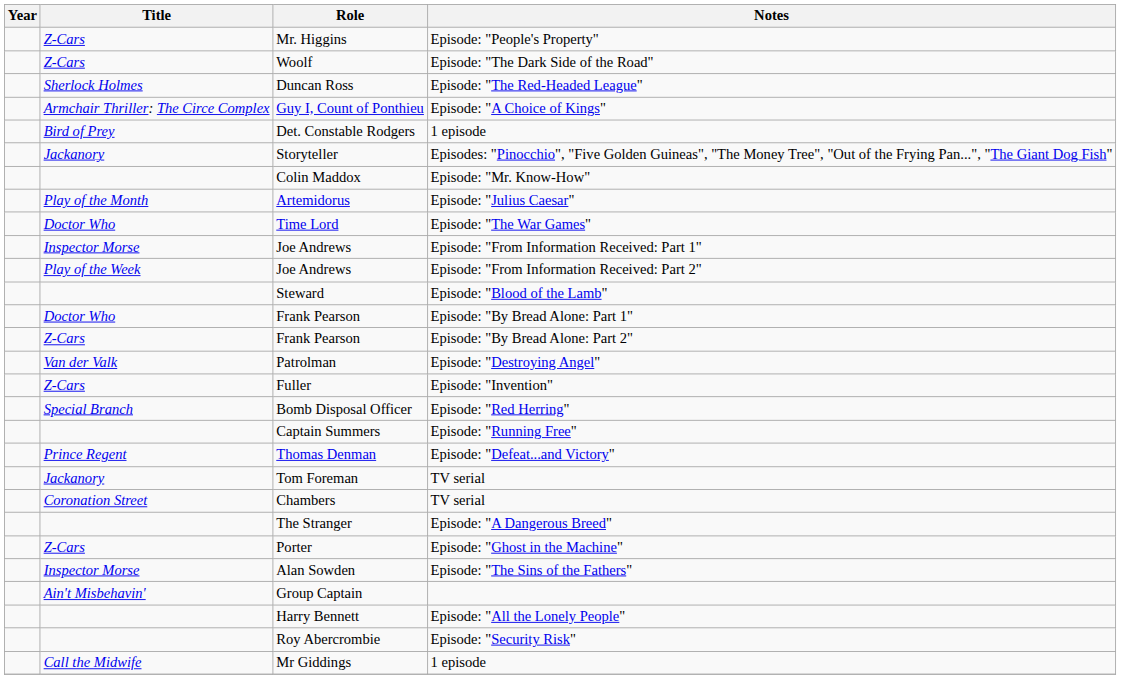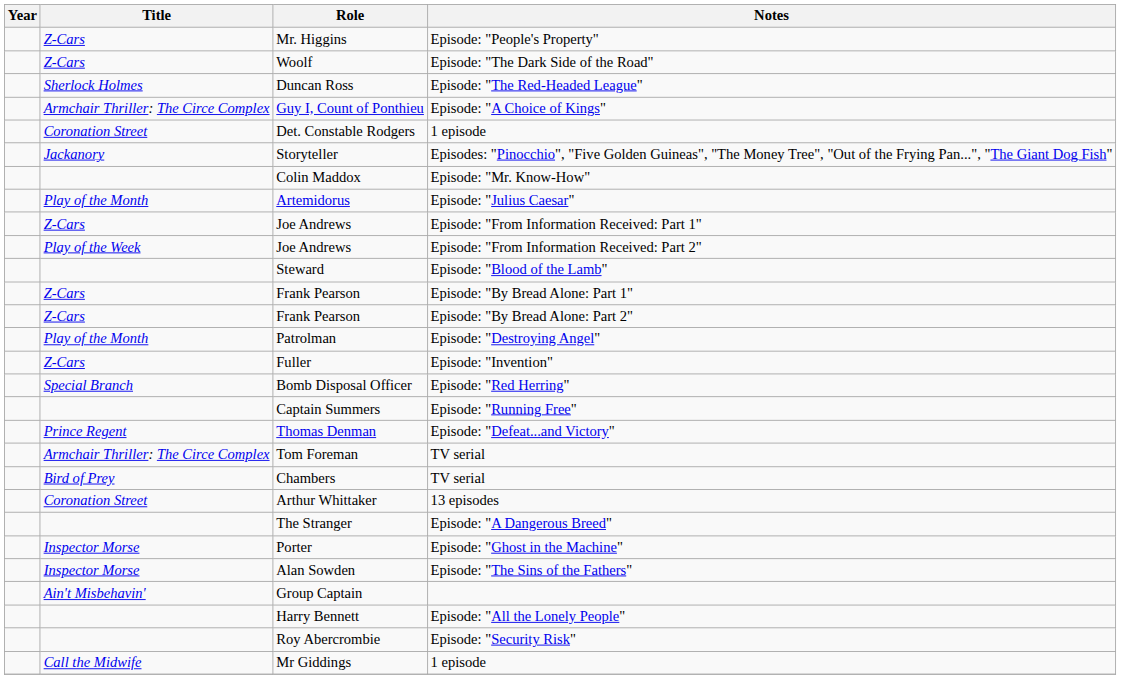(79, 131) Bird of Prey -> (95, 131) Coronation Street
- row: (307, 223)
(92, 246) Inspector Morse -> (64, 223) Z-Cars
(79, 316) Doctor Who -> (64, 293) Z-Cars
(80, 362) Van der Valk -> (96, 339) Play of the Month
(74, 477) Jackanory -> (157, 454) Armchair Thriller: The Circe Complex
(95, 500) Coronation Street -> (79, 477) Bird of Prey
+ row: (326, 500)
(64, 547) Z-Cars -> (92, 547) Inspector Morse
